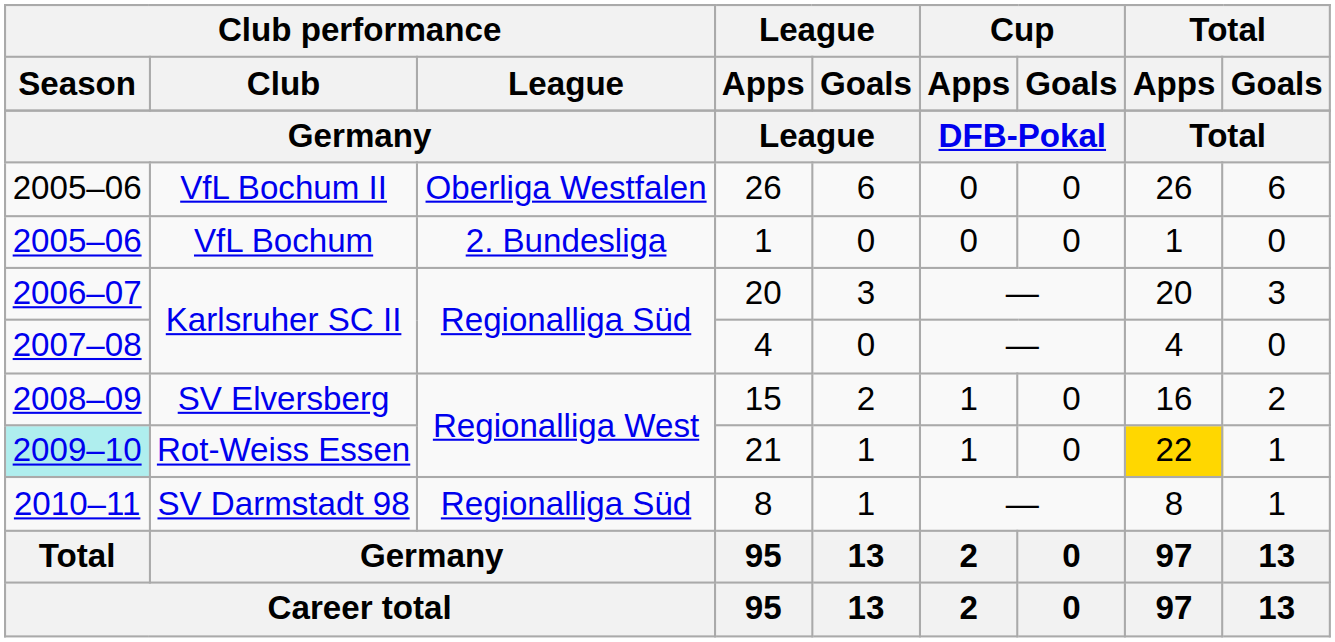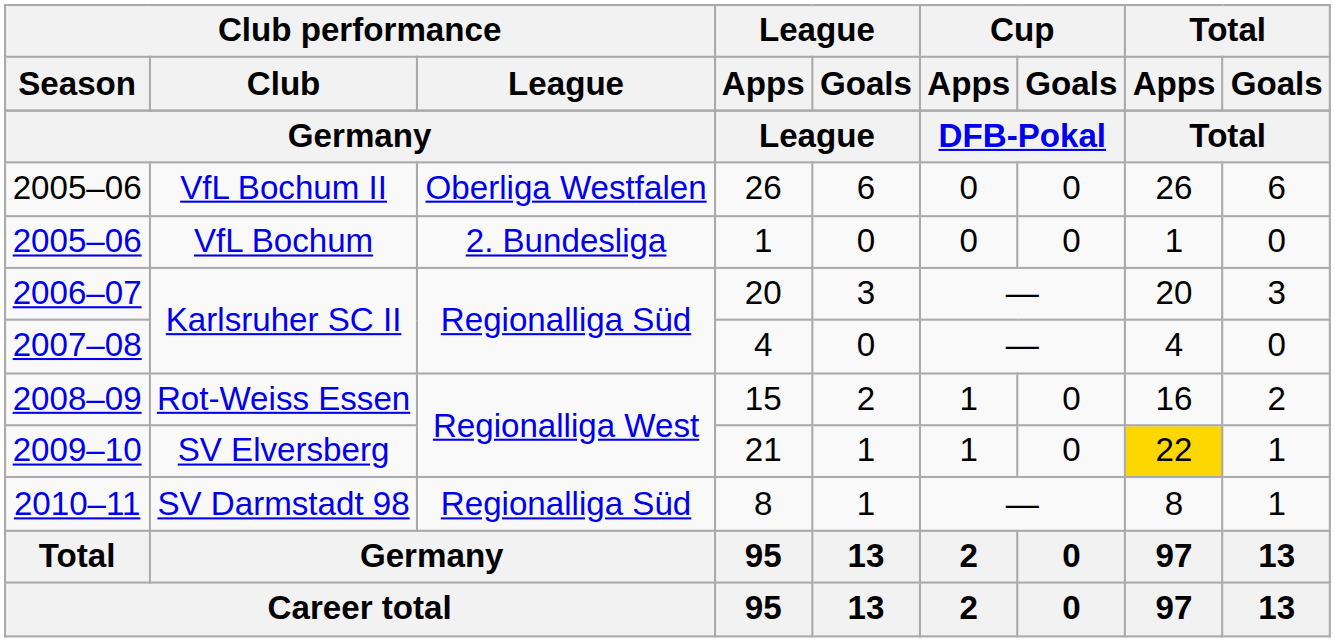(284, 398) SV Elversberg -> (284, 398) Rot-Weiss Essen
(77, 450) paleturquoise background -> (77, 450) no background
(284, 450) Rot-Weiss Essen -> (284, 450) SV Elversberg
